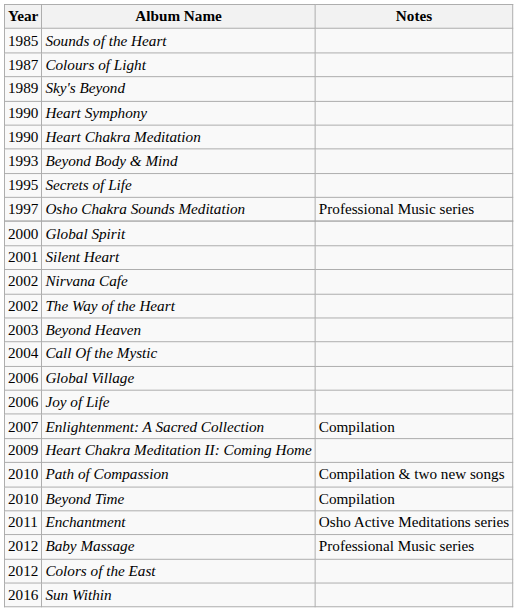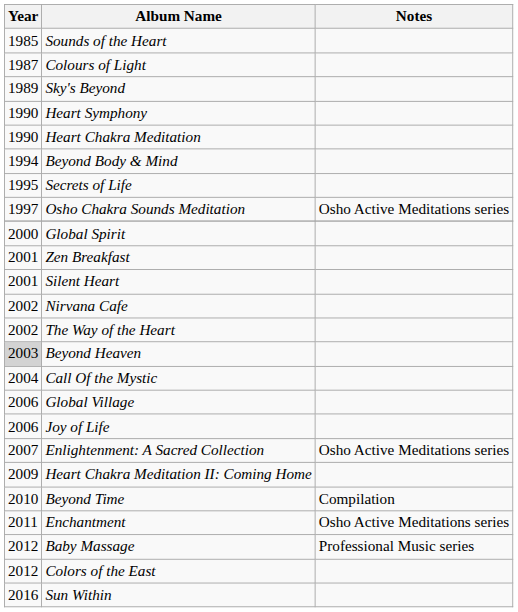(23, 161) 1993 -> (23, 161) 1994
(396, 209) Professional Music series -> (414, 209) Osho Active Meditations series
+ row: (88, 257)
(23, 329) no background -> (23, 354) lightgrey background
(357, 426) Compilation -> (414, 450) Osho Active Meditations series
- row: (107, 474)
